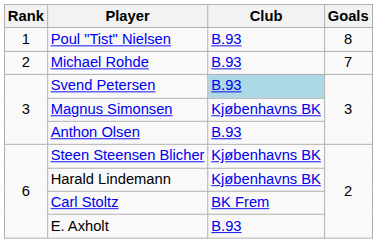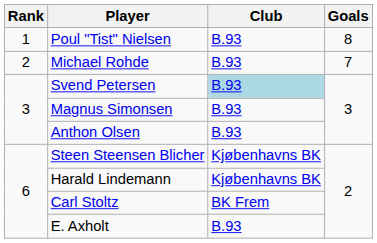(266, 109) Kjøbenhavns BK -> (226, 109) B.93
